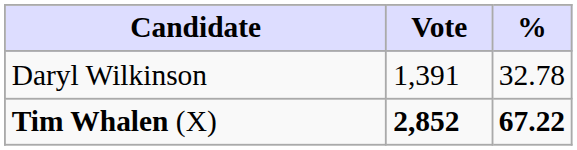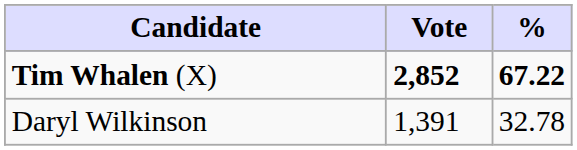rows swapped: (114, 121) <-> (109, 74)
